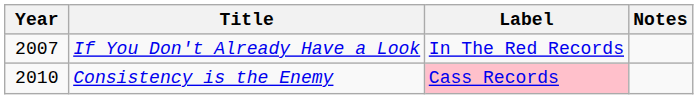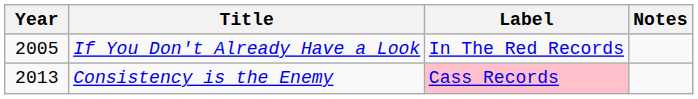(37, 49) 2007 -> (37, 49) 2005
(37, 78) 2010 -> (37, 78) 2013
